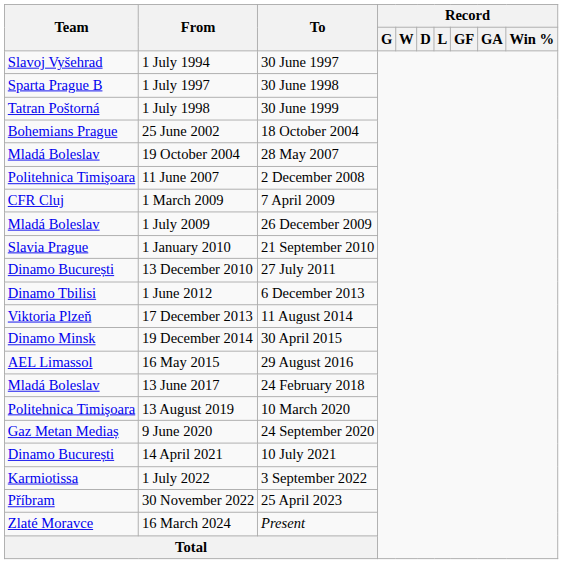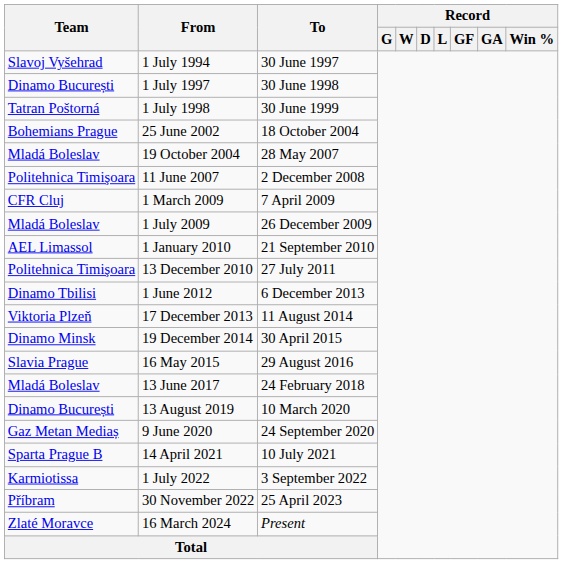(55, 85) Sparta Prague B -> (61, 85) Dinamo București
(48, 246) Slavia Prague -> (50, 246) AEL Limassol
(61, 270) Dinamo București -> (72, 270) Politehnica Timişoara
(50, 362) AEL Limassol -> (48, 362) Slavia Prague
(72, 408) Politehnica Timişoara -> (61, 408) Dinamo București
(61, 454) Dinamo București -> (55, 454) Sparta Prague B
